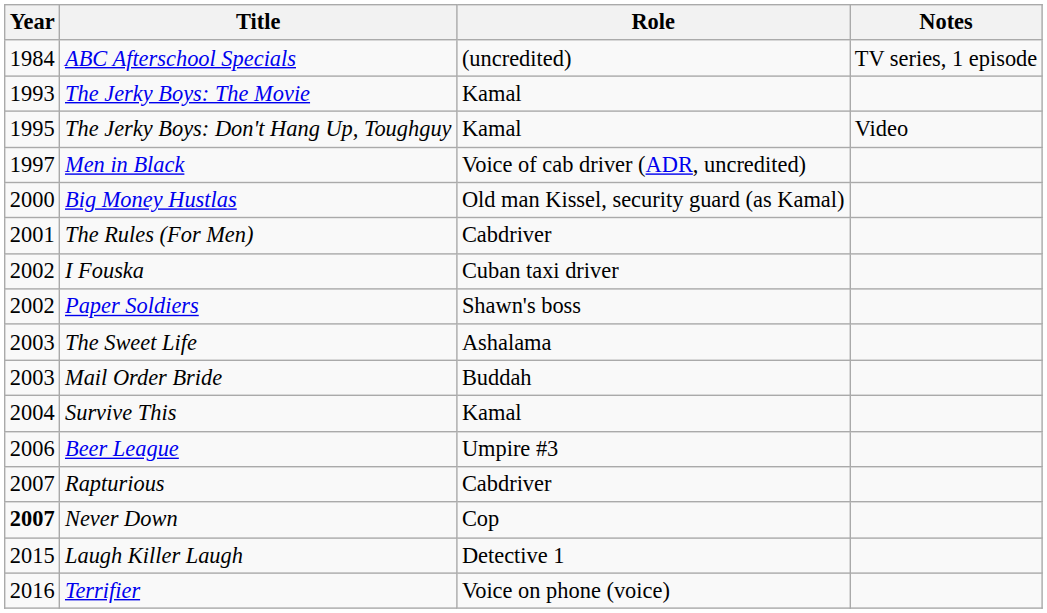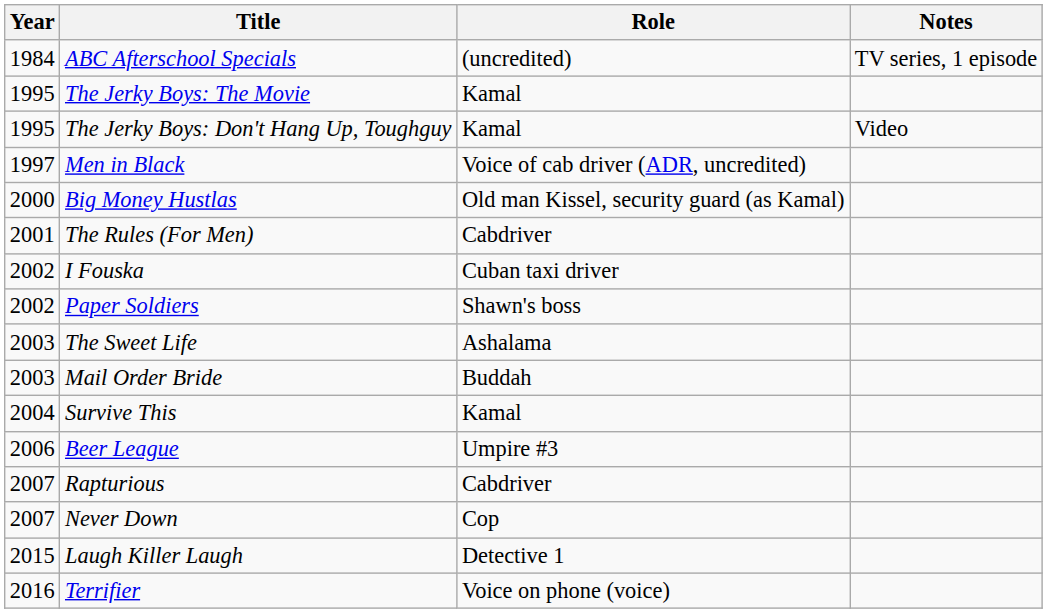(32, 93) 1993 -> (32, 93) 1995
(32, 519) bold -> (32, 519) normal
